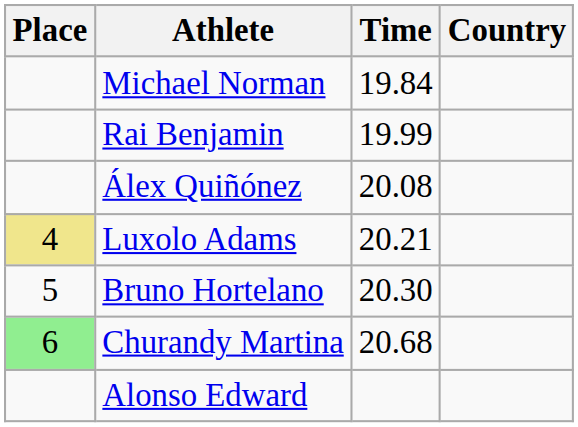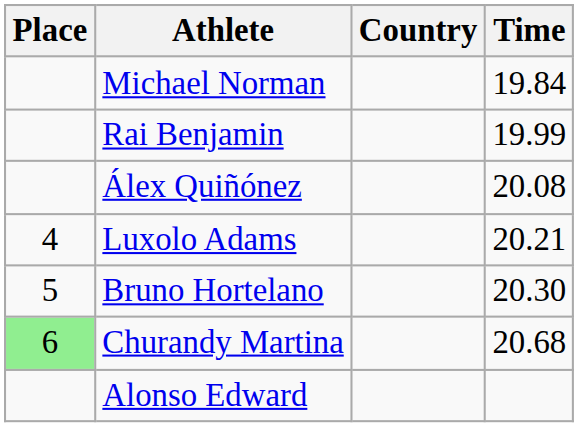columns swapped: (507, 30) <-> (396, 30)
(50, 238) khaki background -> (50, 238) no background
